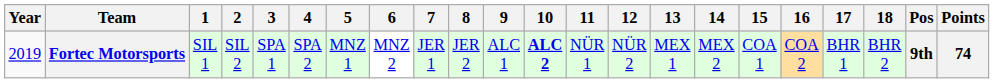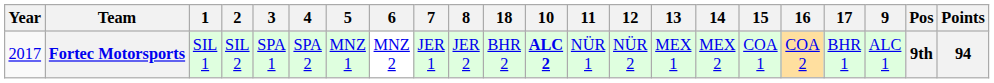columns swapped: (504, 17) <-> (885, 17)
(25, 54) 2019 -> (25, 54) 2017
(963, 54) 74 -> (963, 54) 94
